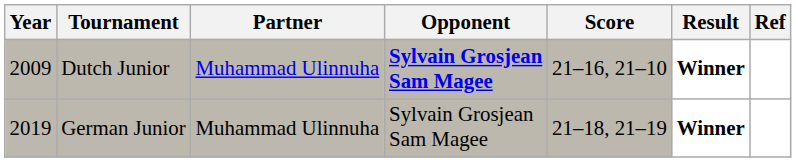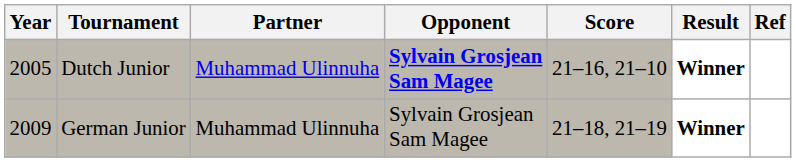(30, 68) 2009 -> (30, 68) 2005
(30, 127) 2019 -> (30, 127) 2009
